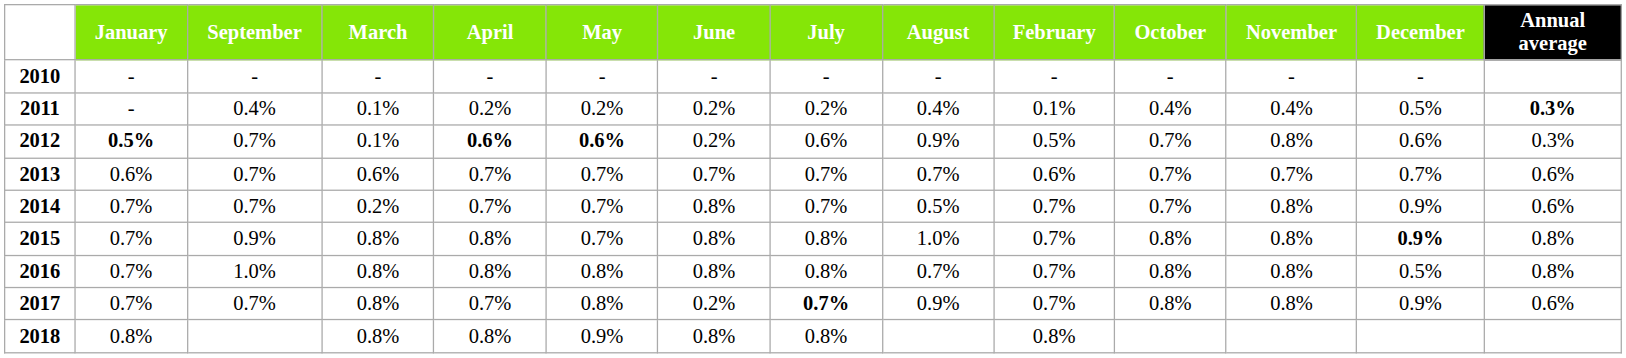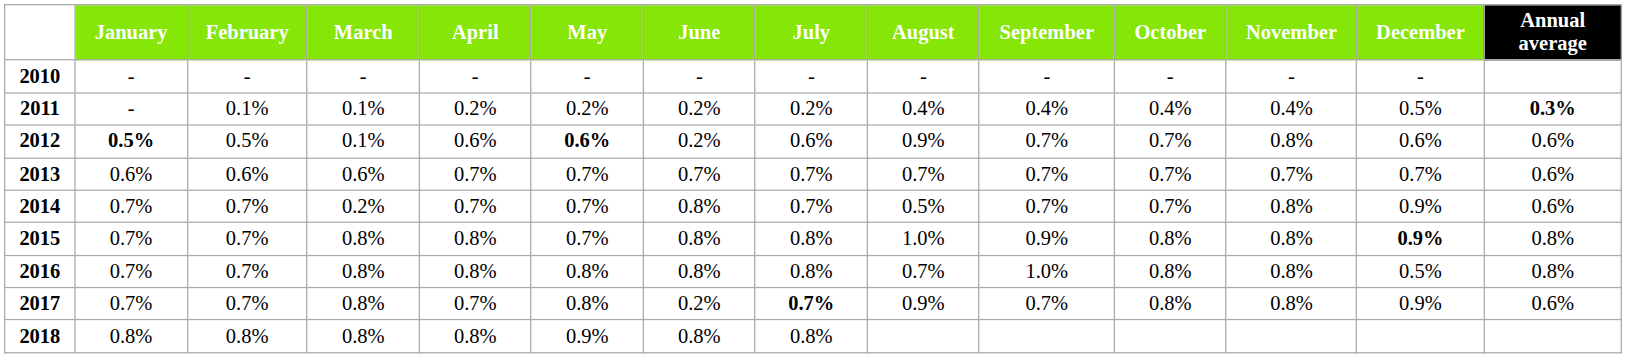columns swapped: (1054, 32) <-> (255, 32)
(490, 141) bold -> (475, 141) normal
(1553, 141) 0.3% -> (1553, 141) 0.6%
